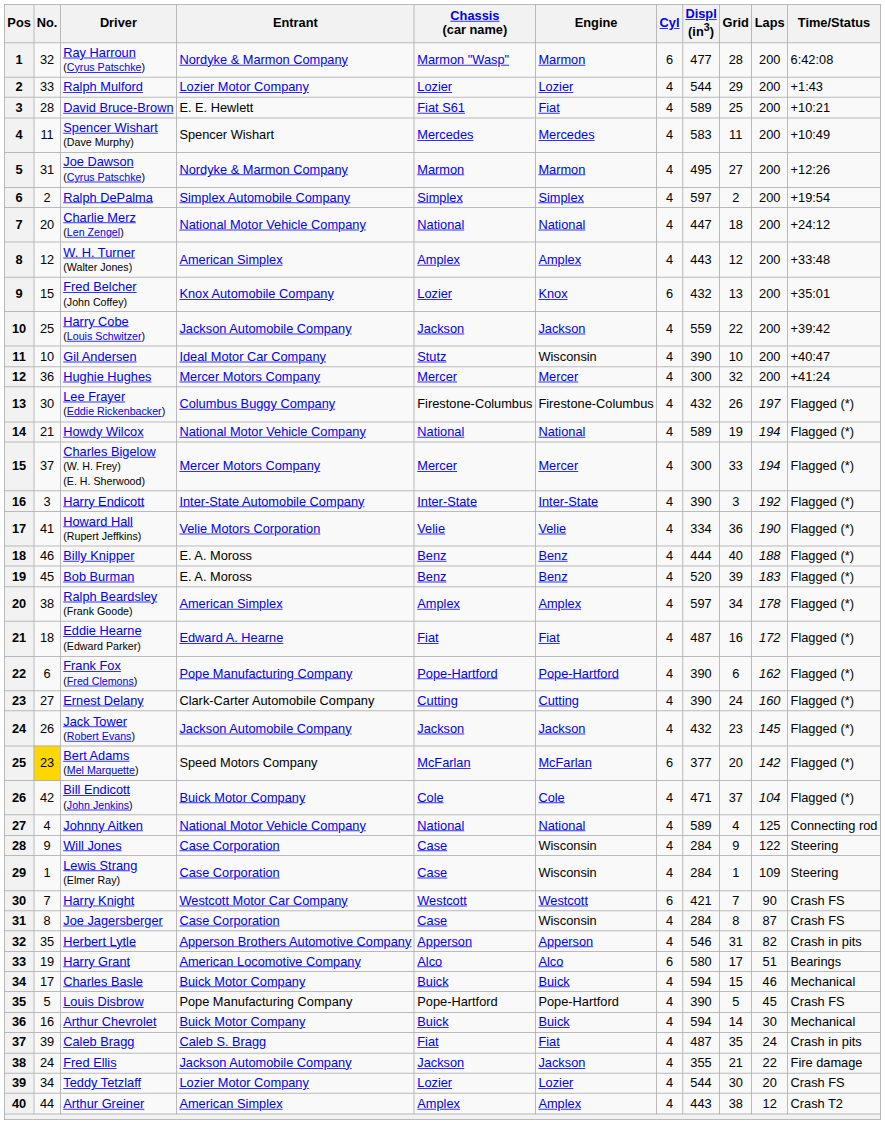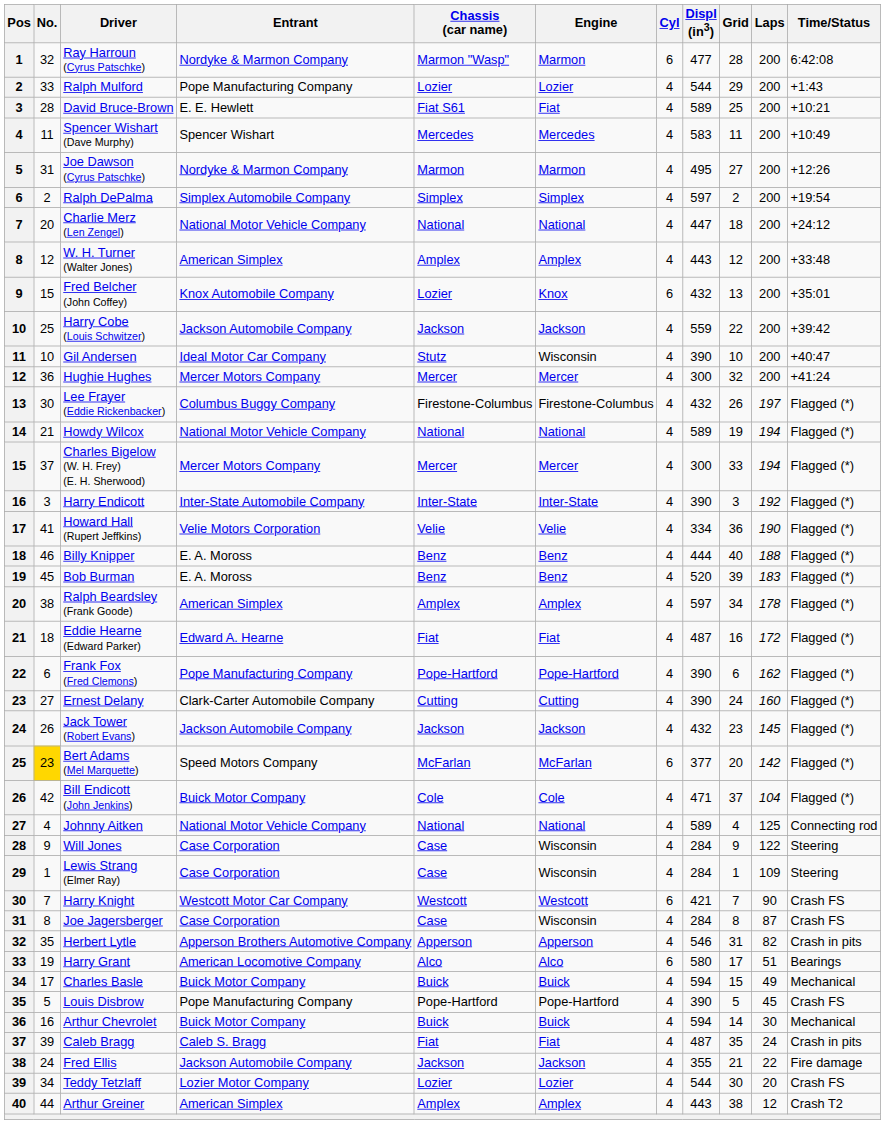(244, 87) Lozier Motor Company -> (266, 87) Pope Manufacturing Company
(770, 981) 46 -> (770, 981) 49
